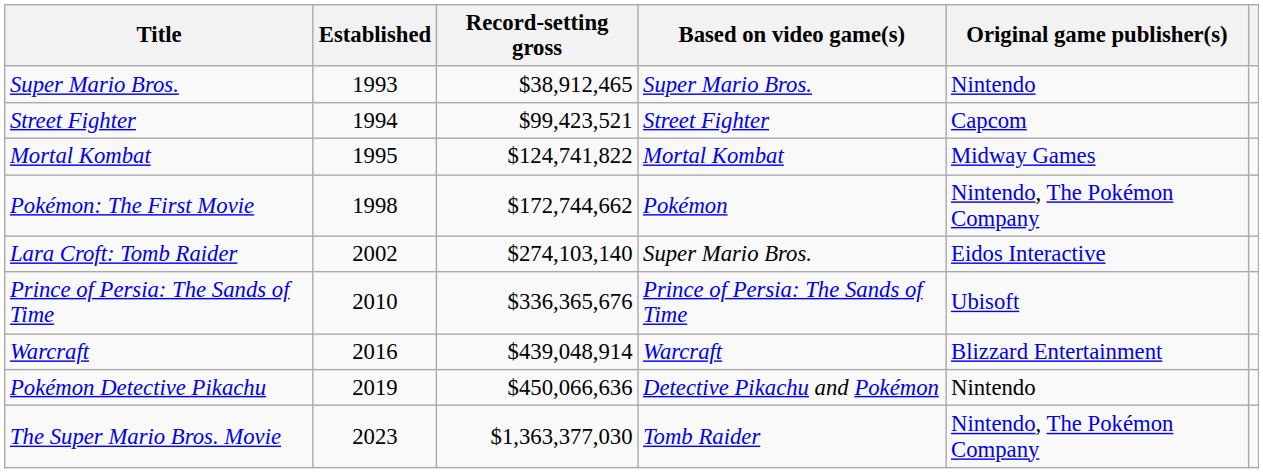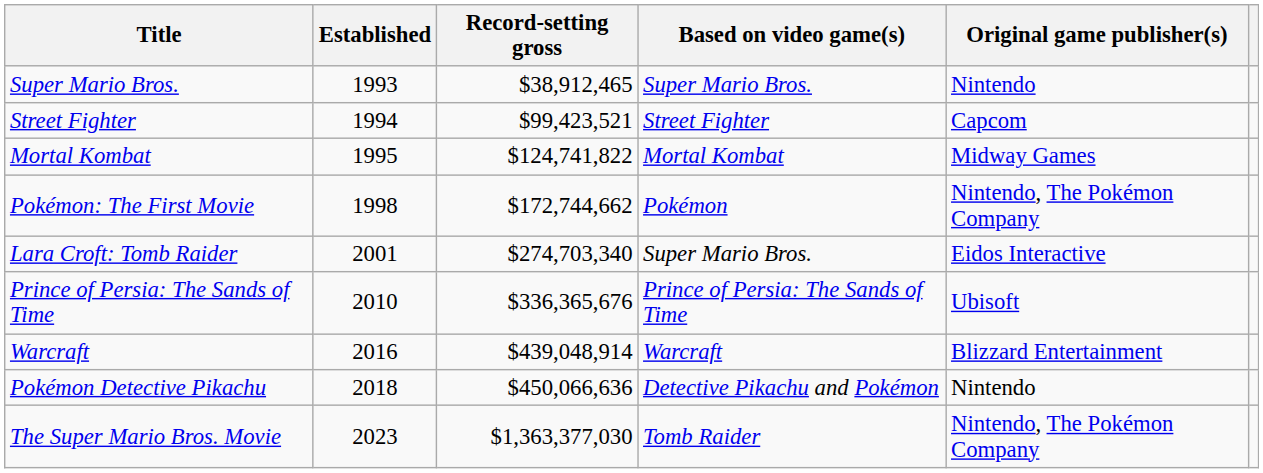(375, 253) 2002 -> (375, 253) 2001
(570, 253) $274,103,140 -> (570, 253) $274,703,340
(375, 387) 2019 -> (375, 387) 2018
